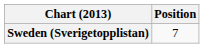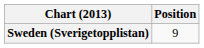(175, 33) 7 -> (175, 33) 9
